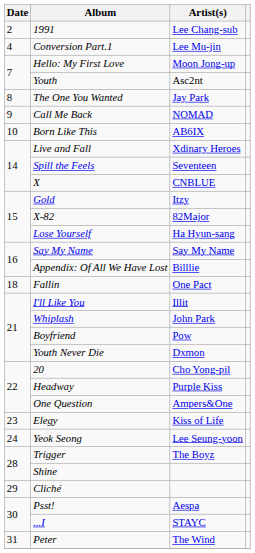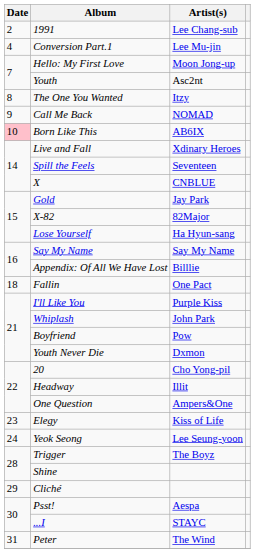(191, 98) Jay Park -> (181, 98) Itzy
(12, 132) no background -> (12, 132) pink background
(181, 200) Itzy -> (191, 200) Jay Park
(180, 302) Illit -> (197, 302) Purple Kiss
(197, 387) Purple Kiss -> (180, 387) Illit
